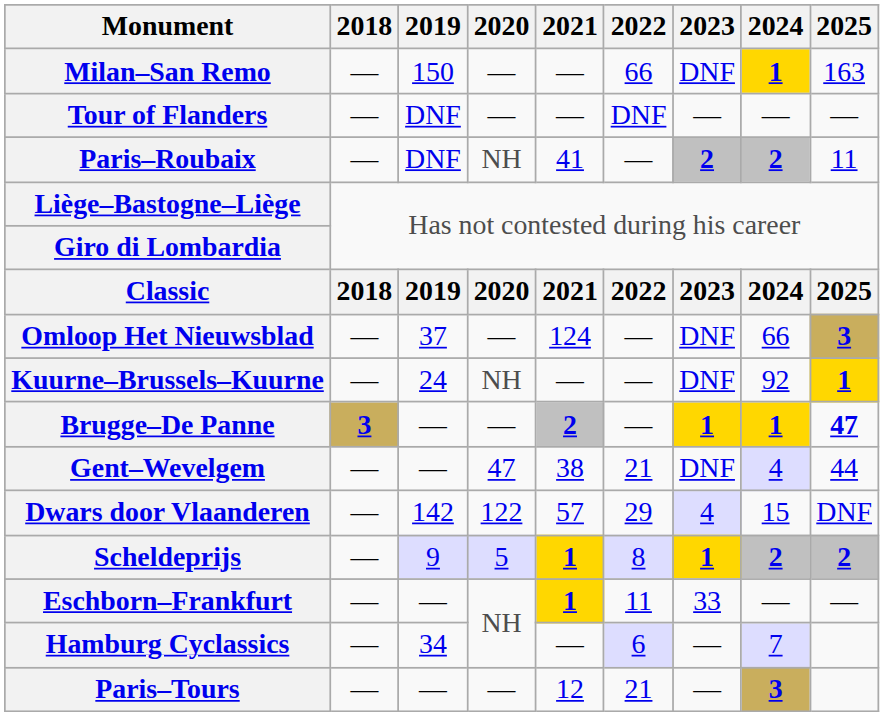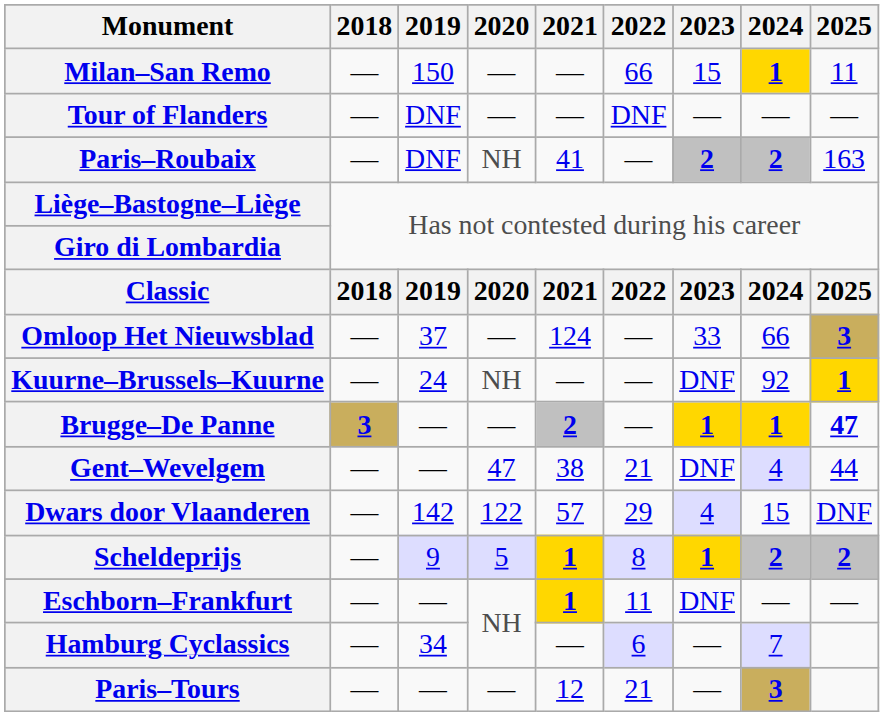(707, 70) DNF -> (707, 70) 15
(844, 70) 163 -> (844, 70) 11
(844, 159) 11 -> (844, 159) 163
(707, 335) DNF -> (707, 335) 33
(707, 600) 33 -> (707, 600) DNF
